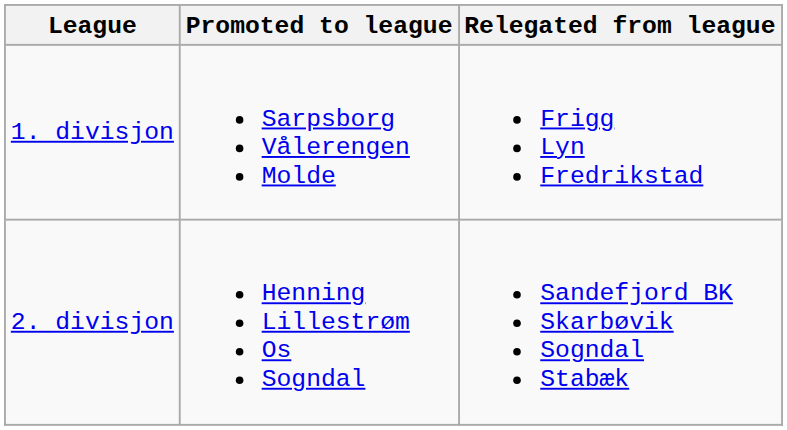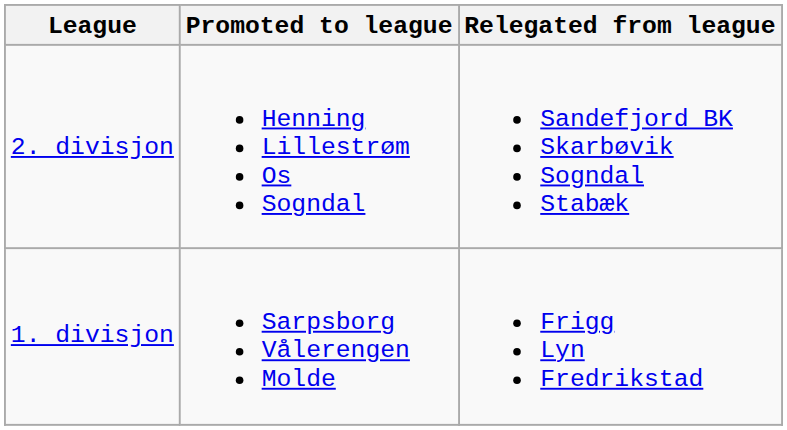rows swapped: (92, 133) <-> (92, 322)
